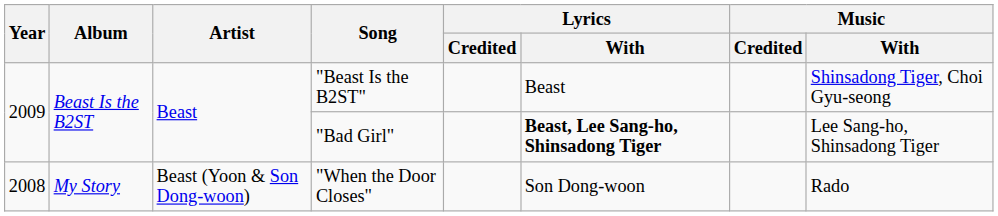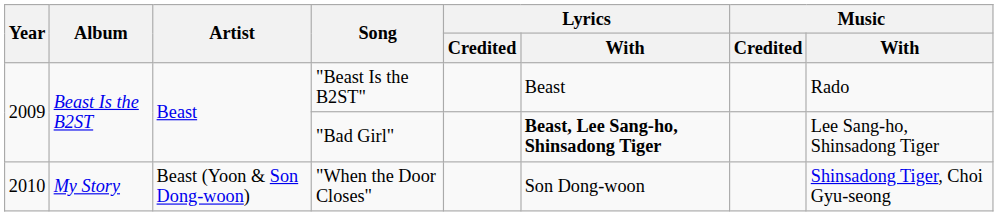(897, 87) Shinsadong Tiger, Choi Gyu-seong -> (830, 87) Rado
(27, 185) 2008 -> (27, 185) 2010
(830, 185) Rado -> (897, 185) Shinsadong Tiger, Choi Gyu-seong
